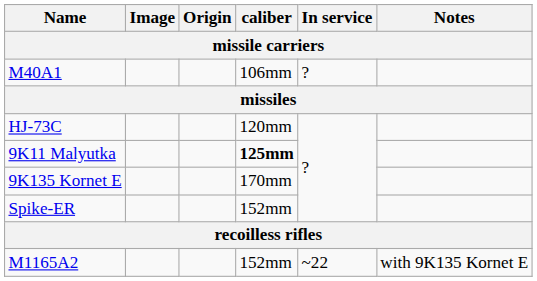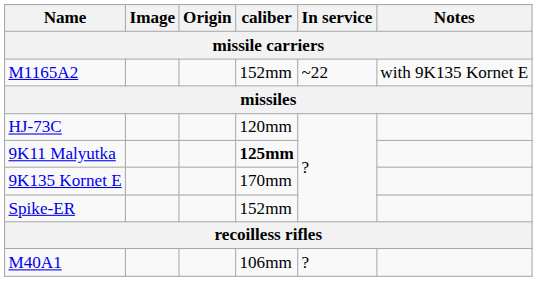rows swapped: (43, 262) <-> (35, 72)
